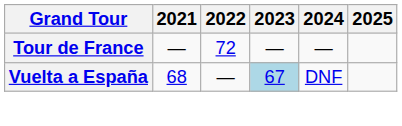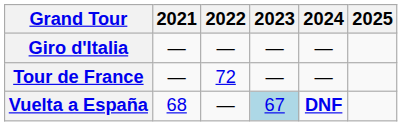+ row: (78, 47)
(324, 76) normal -> (324, 105) bold
